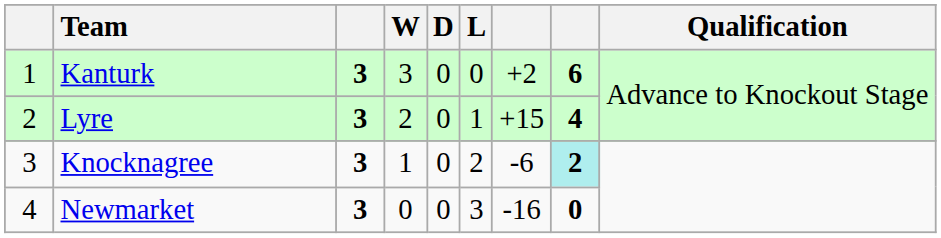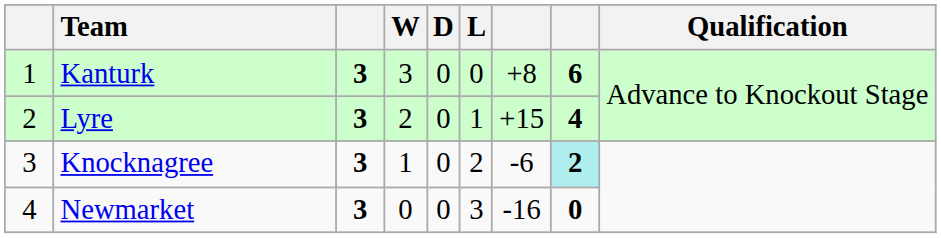(522, 72) +2 -> (522, 72) +8
